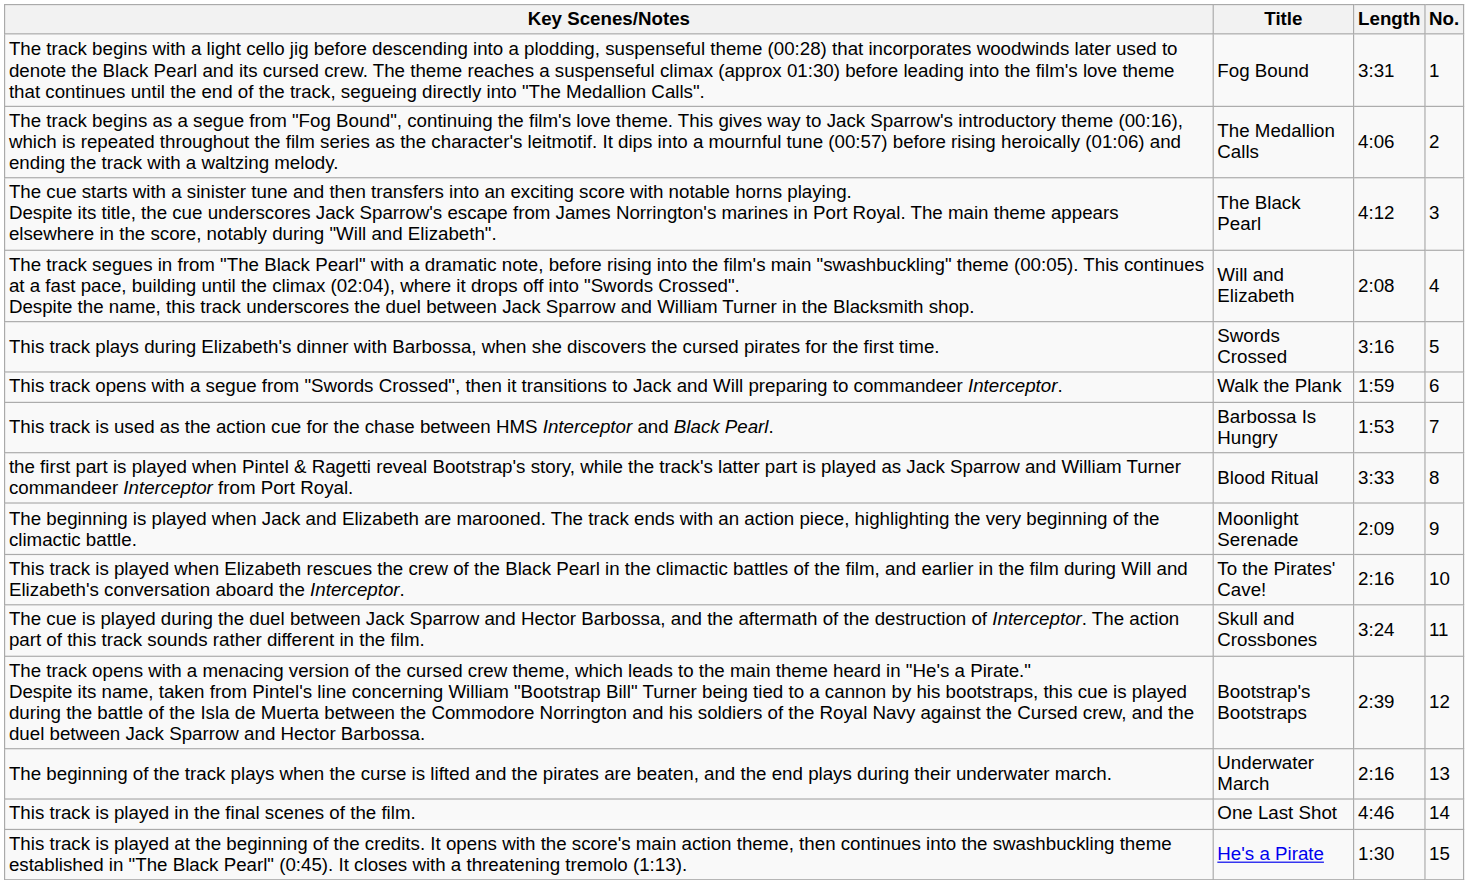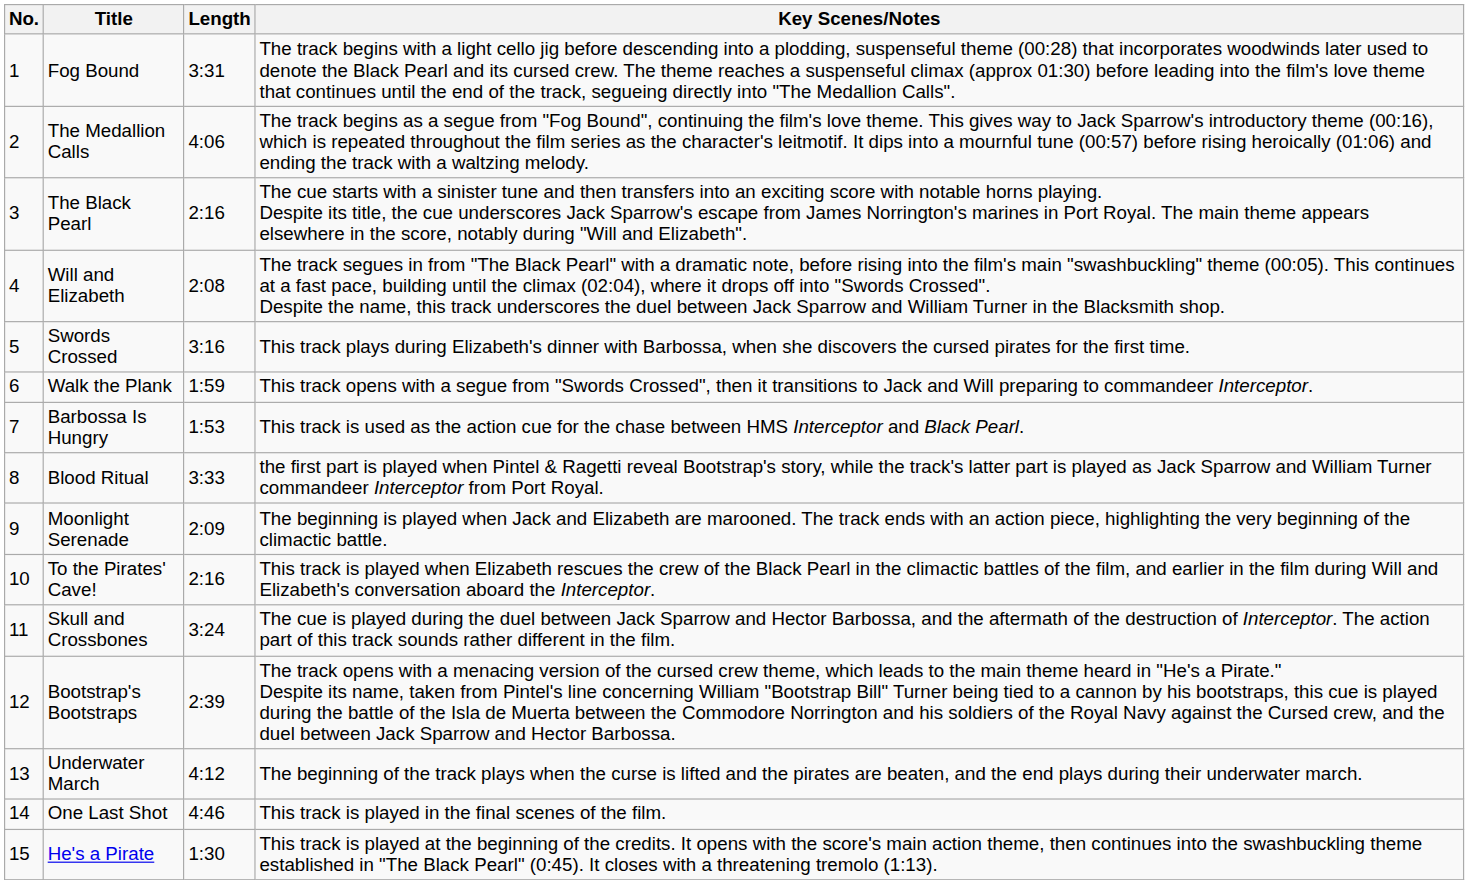columns swapped: (1444, 19) <-> (609, 19)
(1376, 213) 4:12 -> (207, 213) 2:16
(1376, 773) 2:16 -> (207, 773) 4:12
